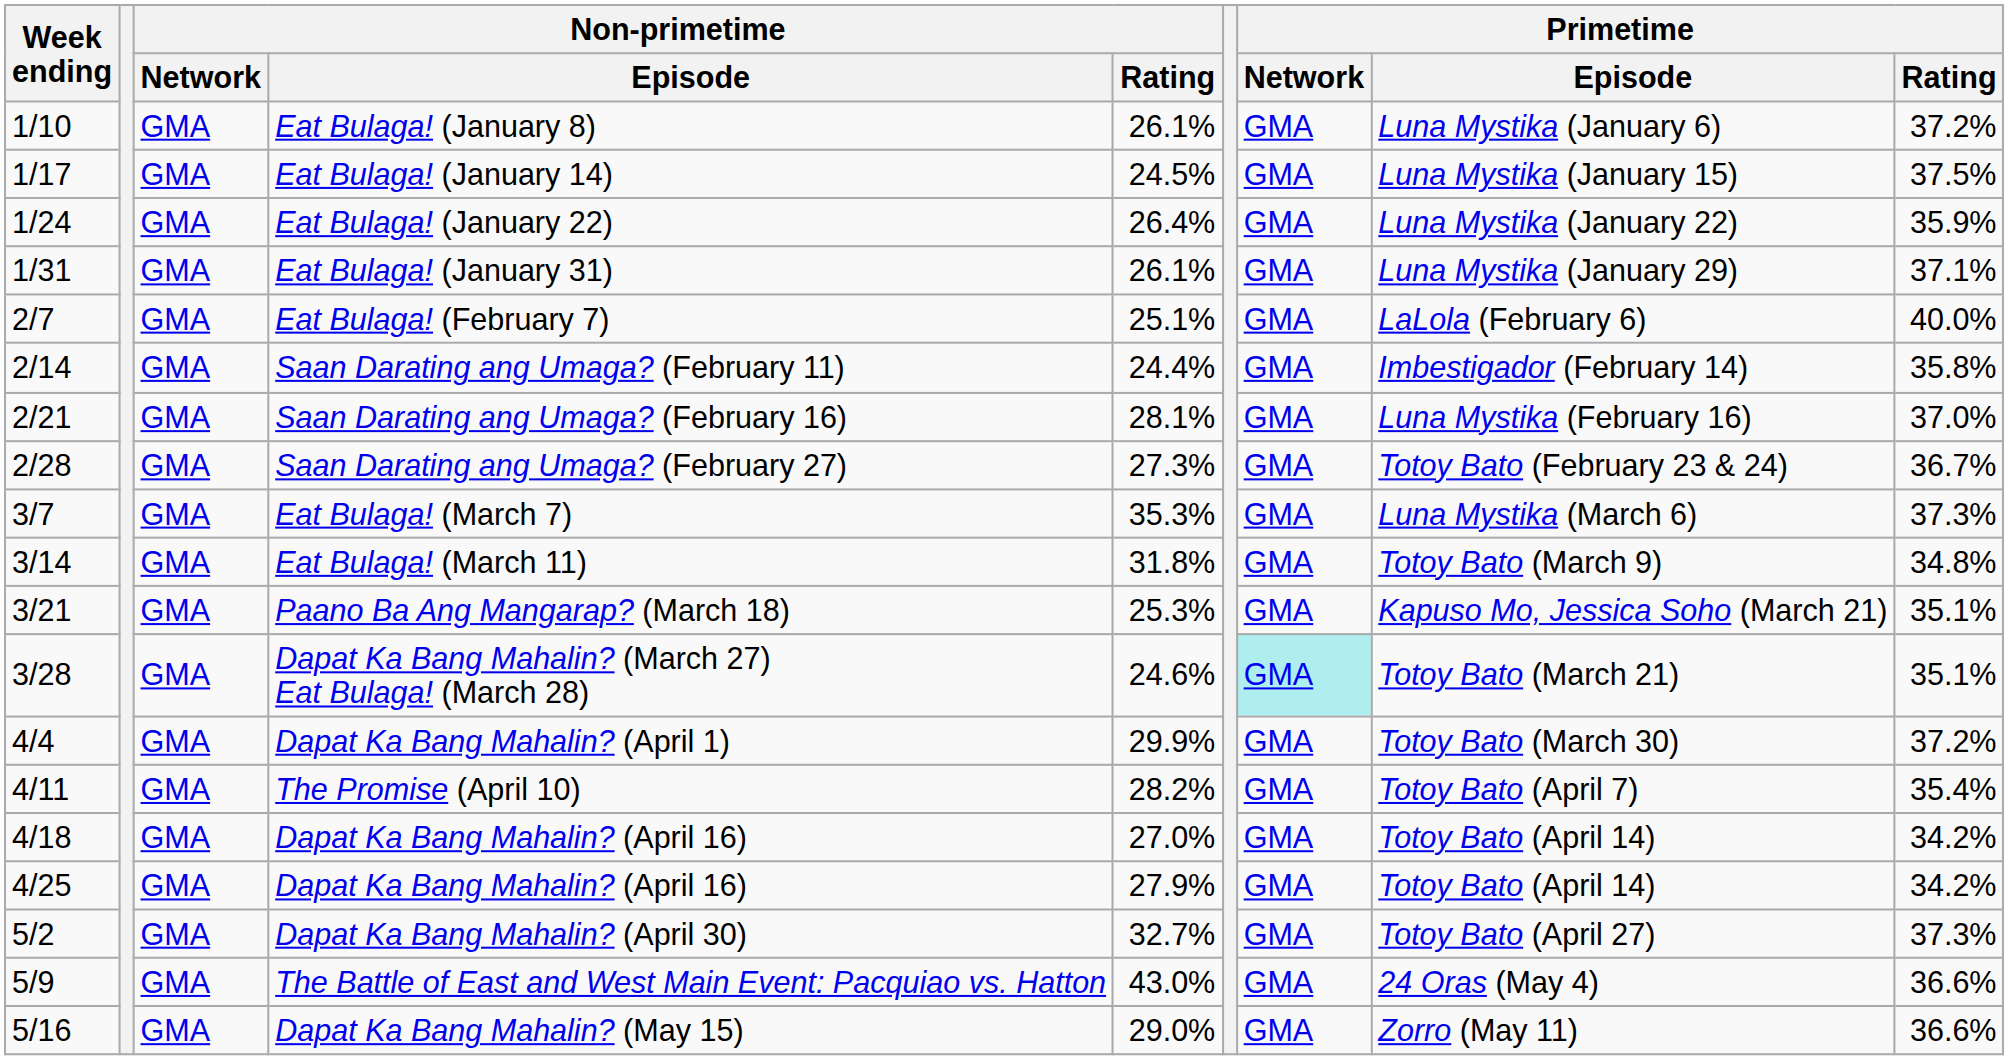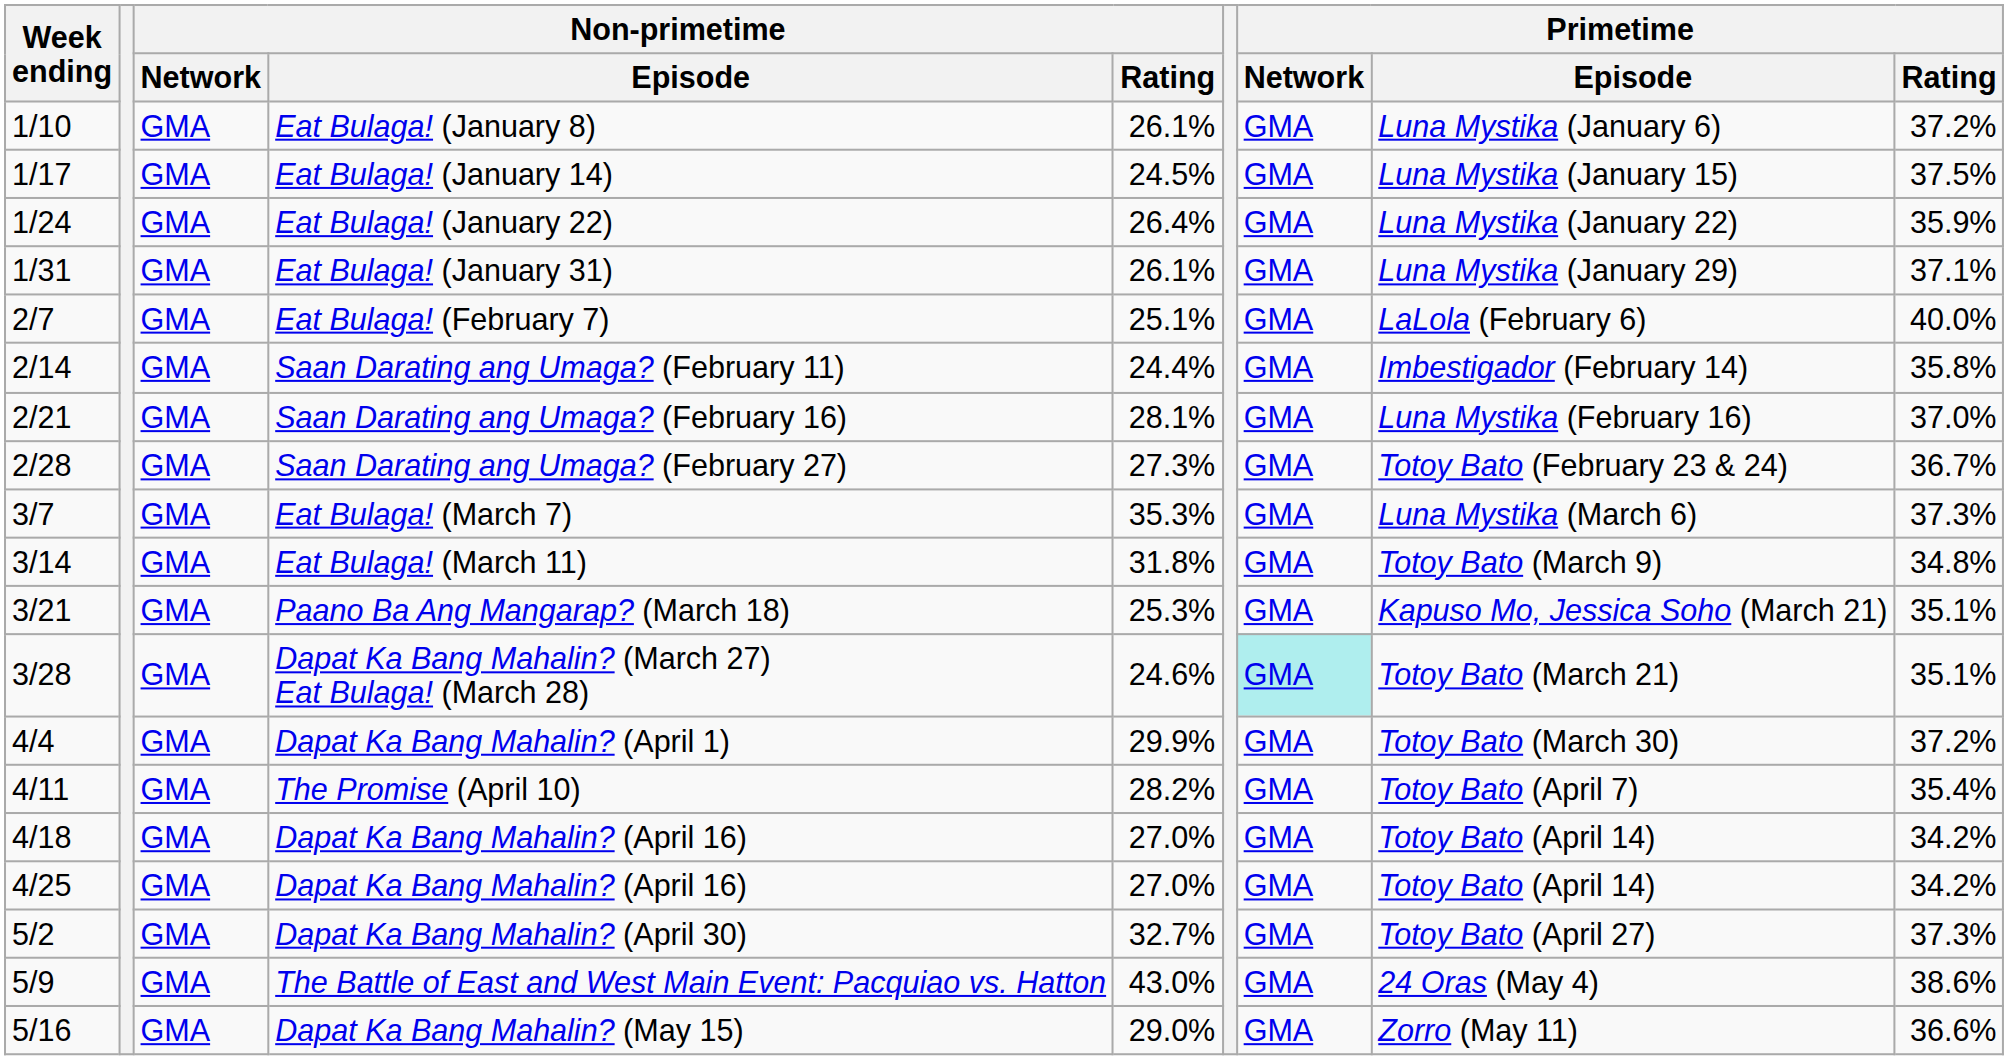(1172, 886) 27.9% -> (1172, 886) 27.0%
(1953, 982) 36.6% -> (1953, 982) 38.6%
